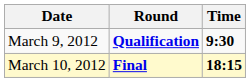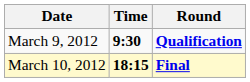columns swapped: (224, 16) <-> (156, 16)
